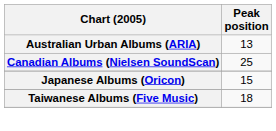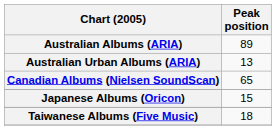+ row: (113, 44)
(247, 62) 25 -> (247, 80) 65
